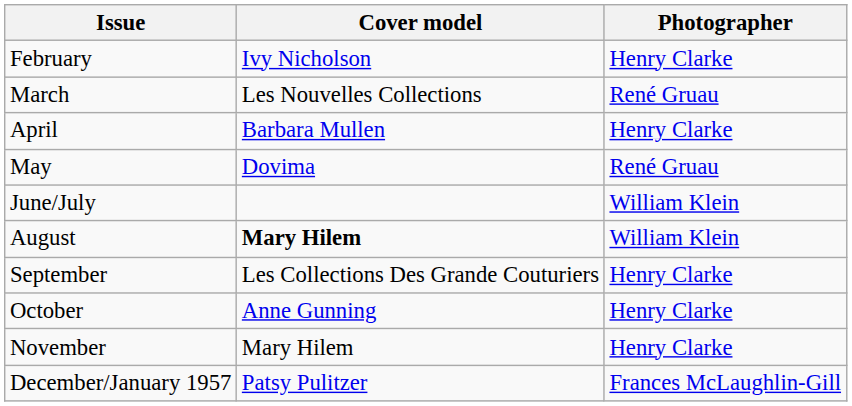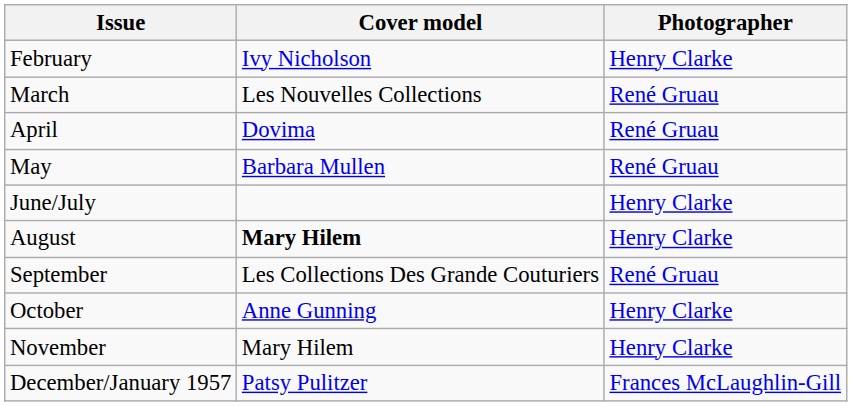(313, 130) Barbara Mullen -> (278, 130) Dovima
(671, 130) Henry Clarke -> (664, 130) René Gruau
(278, 166) Dovima -> (313, 166) Barbara Mullen
(674, 202) William Klein -> (671, 202) Henry Clarke
(674, 238) William Klein -> (671, 238) Henry Clarke
(671, 274) Henry Clarke -> (664, 274) René Gruau
